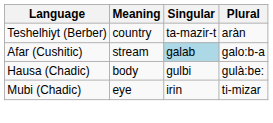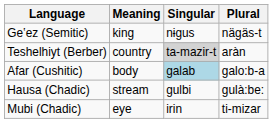+ row: (48, 33)
(191, 33) no background -> (191, 52) lightgrey background
(131, 52) stream -> (125, 71) body
(125, 71) body -> (131, 90) stream
